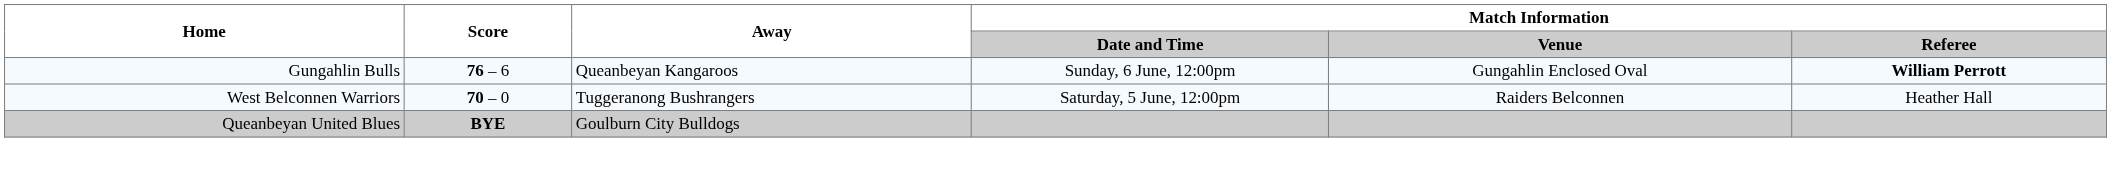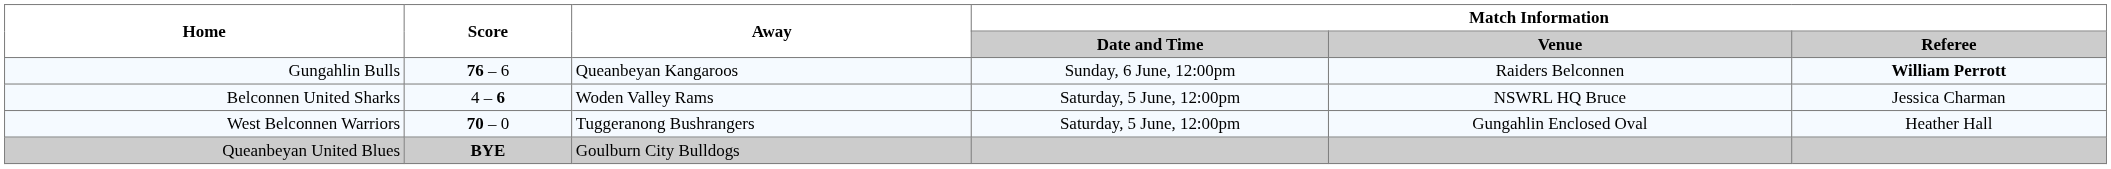(1560, 70) Gungahlin Enclosed Oval -> (1560, 70) Raiders Belconnen
+ row: (314, 97)
(1560, 97) Raiders Belconnen -> (1560, 123) Gungahlin Enclosed Oval
